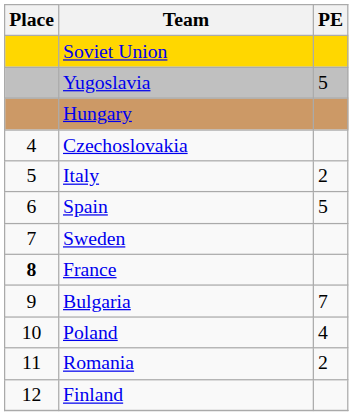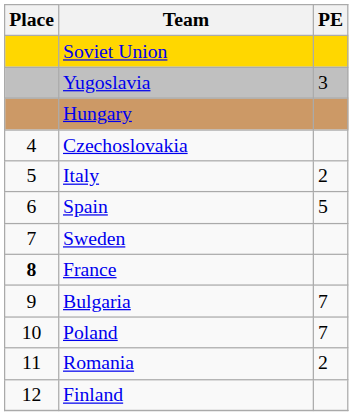(323, 82) 5 -> (323, 82) 3
(323, 332) 4 -> (323, 332) 7
